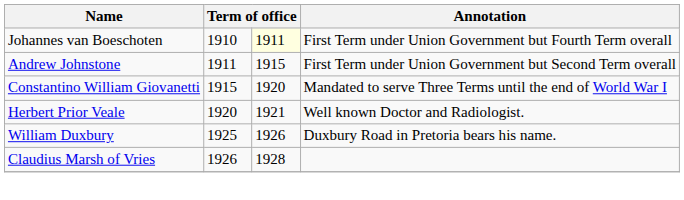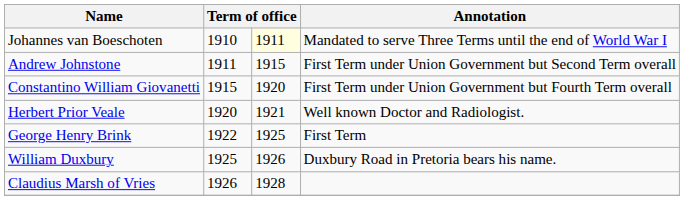(488, 40) First Term under Union Government but Fourth Term overall -> (485, 40) Mandated to serve Three Terms until the end of World War I
(485, 87) Mandated to serve Three Terms until the end of World War I -> (488, 87) First Term under Union Government but Fourth Term overall
+ row: (70, 135)
